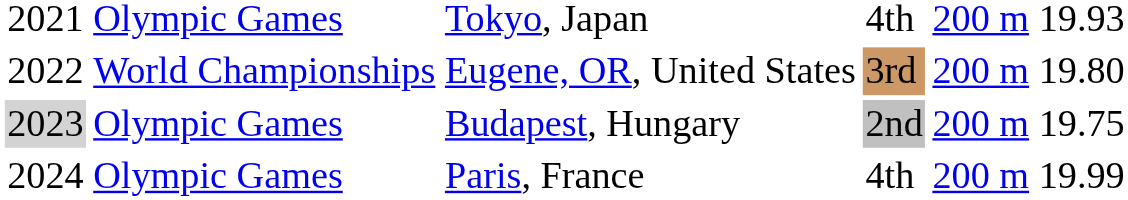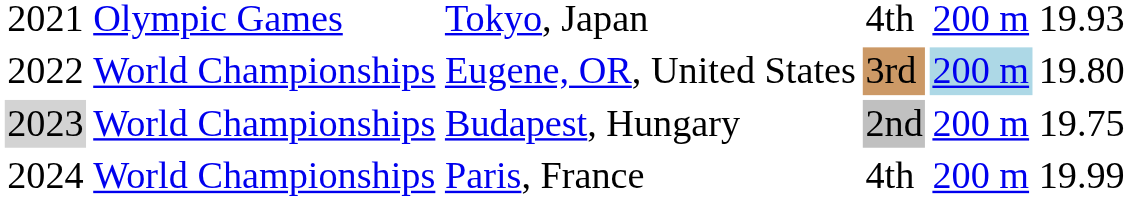(981, 70) no background -> (981, 70) lightblue background
(218, 123) Olympic Games -> (264, 123) World Championships
(218, 175) Olympic Games -> (264, 175) World Championships
